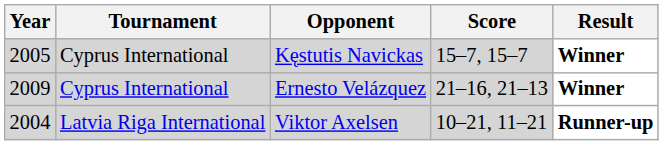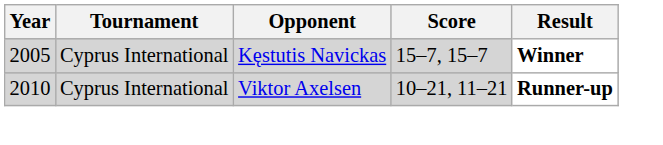- row: (351, 89)
(30, 122) 2004 -> (30, 89) 2010
(163, 122) Latvia Riga International -> (144, 89) Cyprus International
